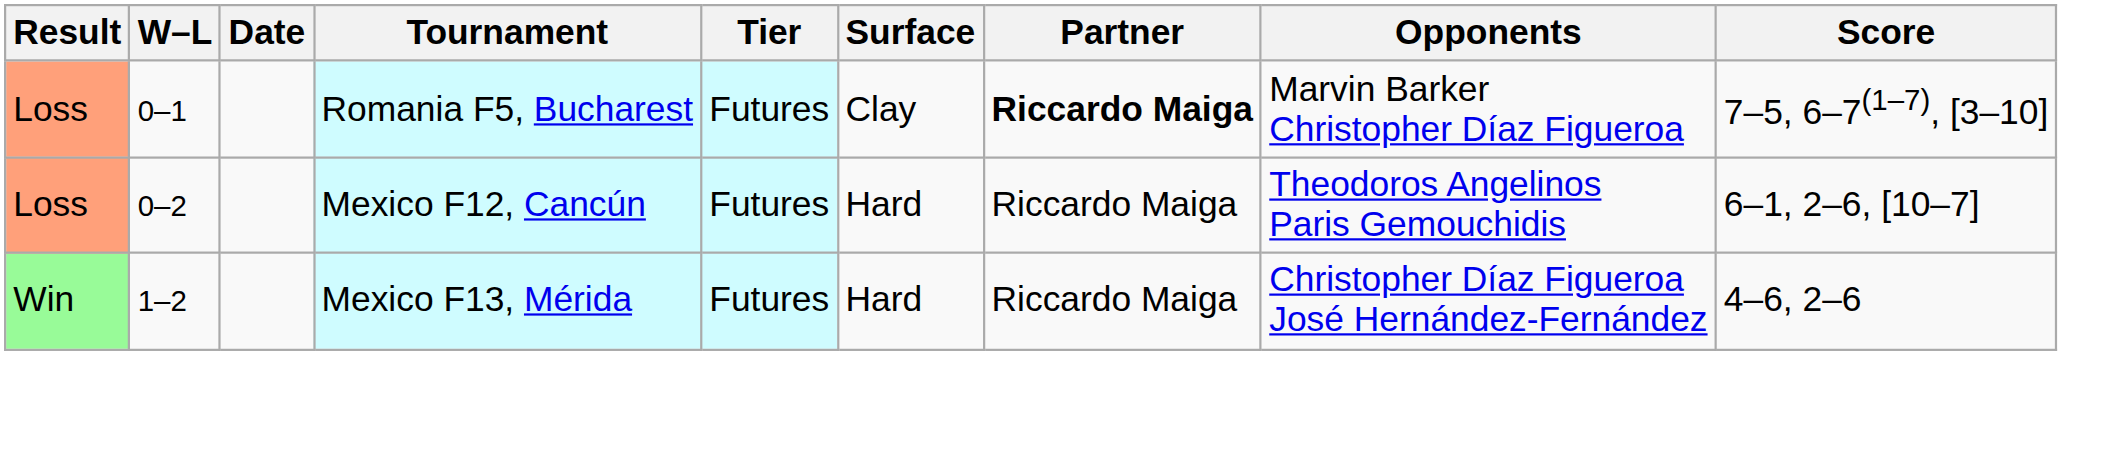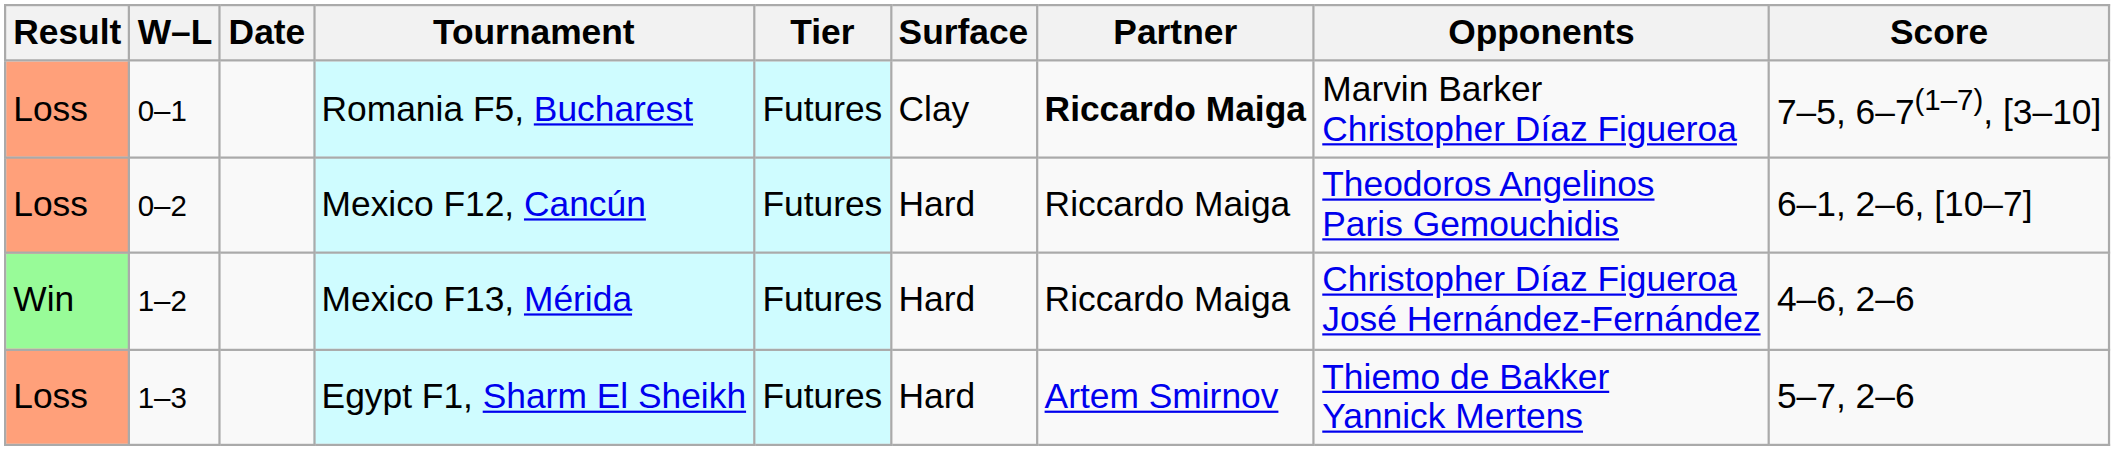+ row: (534, 396)
